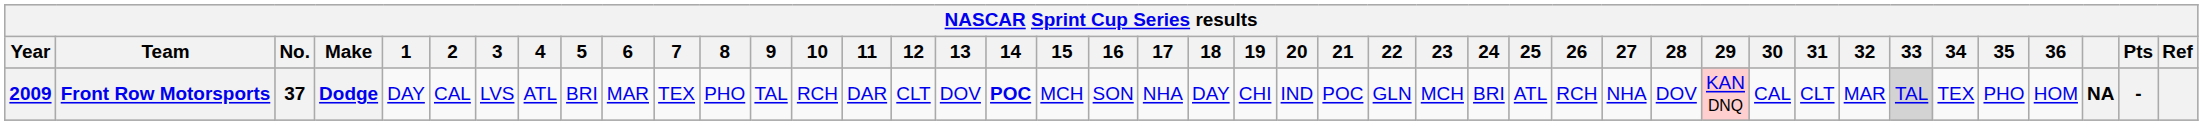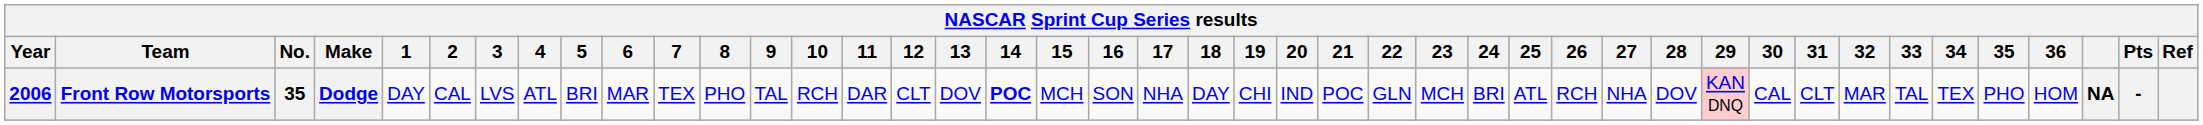(30, 94) 2009 -> (30, 94) 2006
(295, 94) 37 -> (295, 94) 35
(1912, 94) lightgrey background -> (1912, 94) no background
